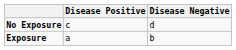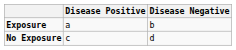rows swapped: (26, 38) <-> (34, 25)
